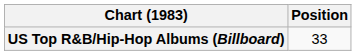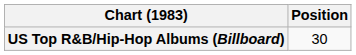(320, 38) 33 -> (320, 38) 30
